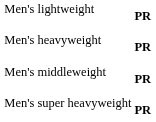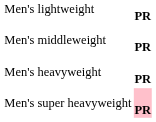rows swapped: (55, 71) <-> (53, 40)
(143, 110) no background -> (143, 110) pink background
